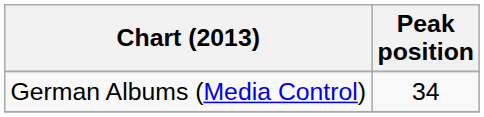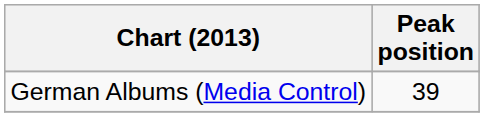(426, 91) 34 -> (426, 91) 39
